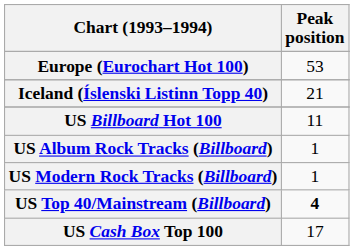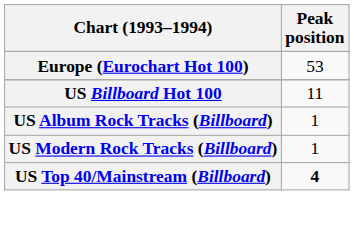- row: (143, 93)
- row: (143, 231)
